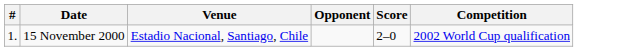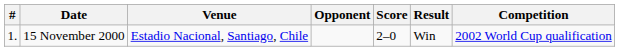+ column: (431, 14)
